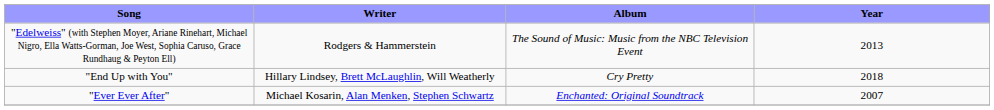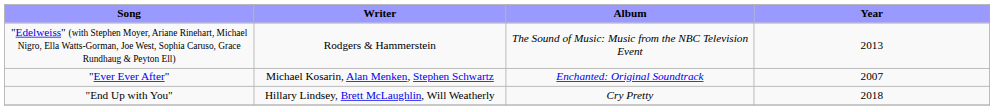rows swapped: (129, 77) <-> (129, 95)
